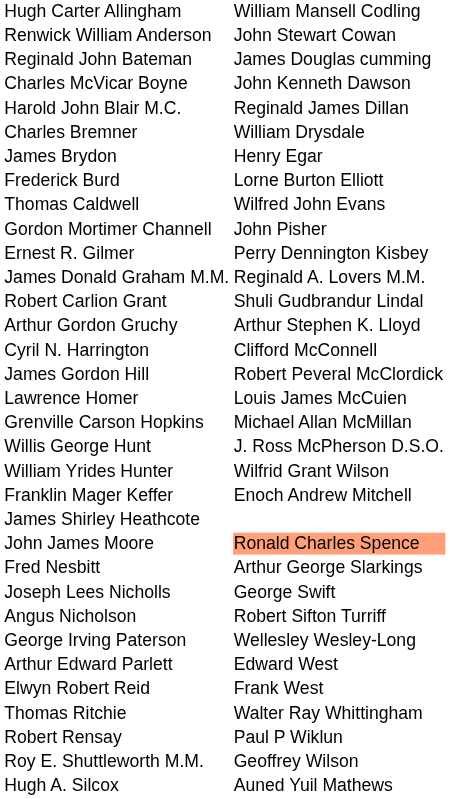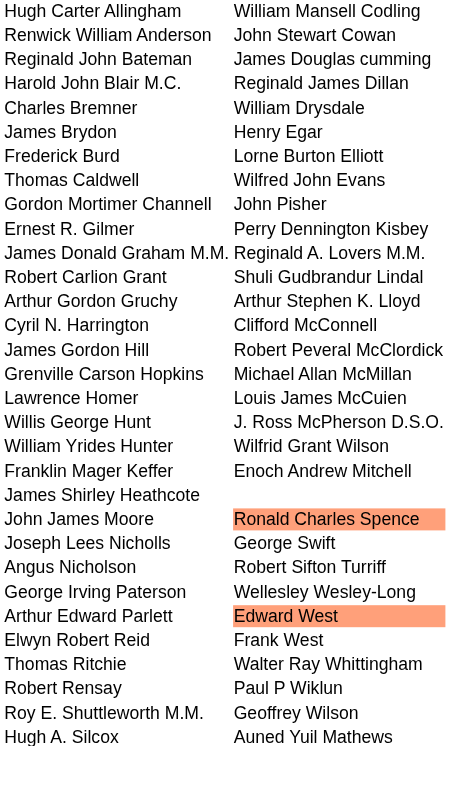- row: (96, 83)
rows swapped: (71, 398) <-> (104, 422)
- row: (52, 567)
(286, 664) no background -> (286, 616) lightsalmon background
